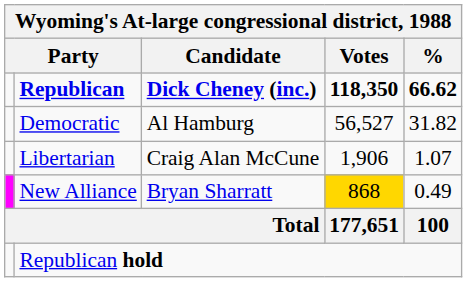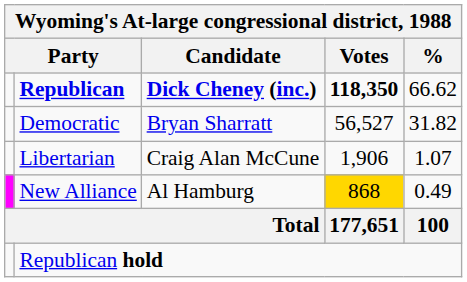(433, 89) bold -> (433, 89) normal
(200, 123) Al Hamburg -> (209, 123) Bryan Sharratt
(209, 191) Bryan Sharratt -> (200, 191) Al Hamburg
